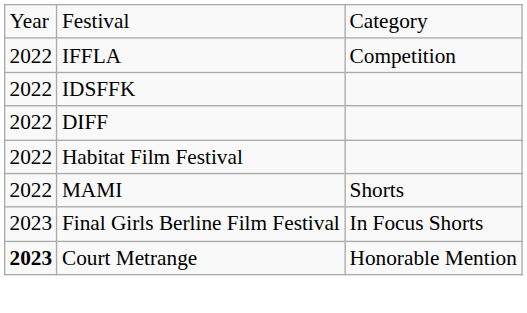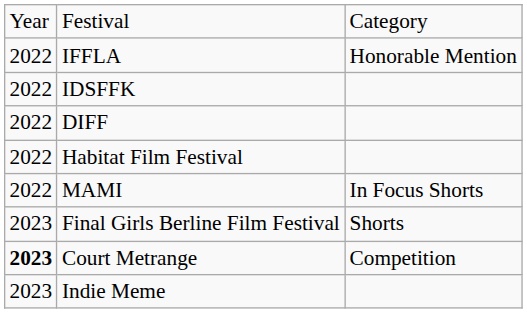(403, 55) Competition -> (433, 55) Honorable Mention
(377, 190) Shorts -> (416, 190) In Focus Shorts
(416, 223) In Focus Shorts -> (377, 223) Shorts
(433, 257) Honorable Mention -> (403, 257) Competition
+ row: (114, 291)
